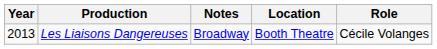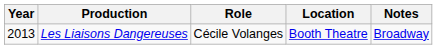columns swapped: (384, 14) <-> (221, 14)
